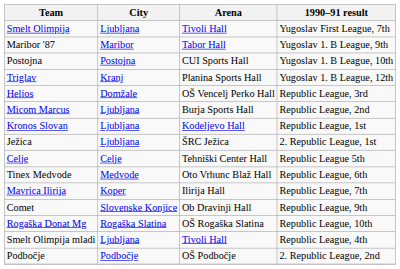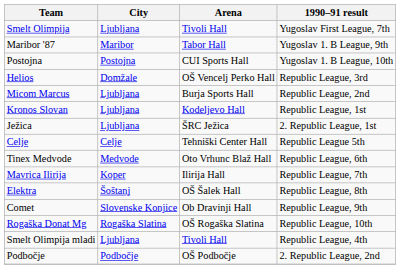- row: (22, 77)
+ row: (21, 191)
